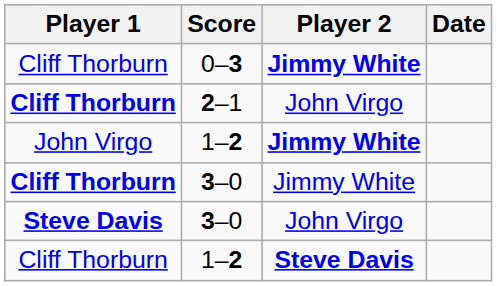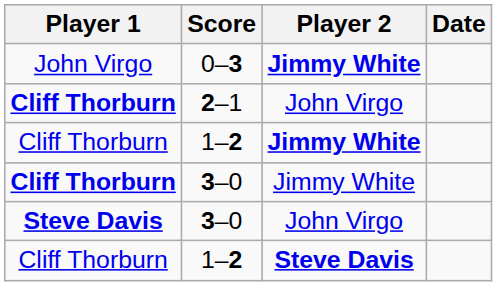(93, 63) Cliff Thorburn -> (93, 63) John Virgo
(93, 142) John Virgo -> (93, 142) Cliff Thorburn
